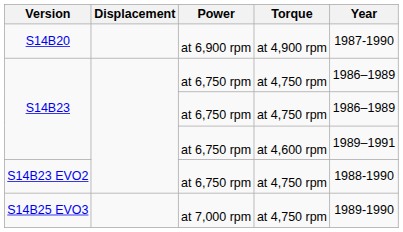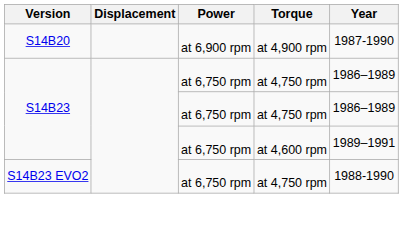- row: (48, 210)
